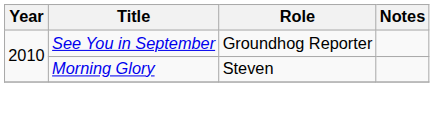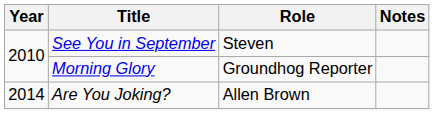(297, 43) Groundhog Reporter -> (248, 43) Steven
(248, 69) Steven -> (297, 69) Groundhog Reporter
+ row: (111, 95)
